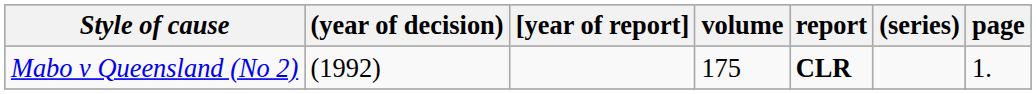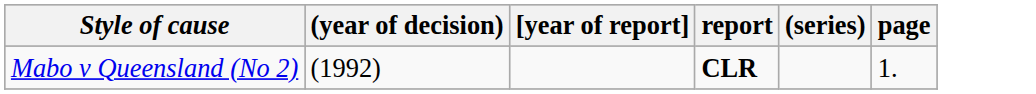- column: (742, 25)
